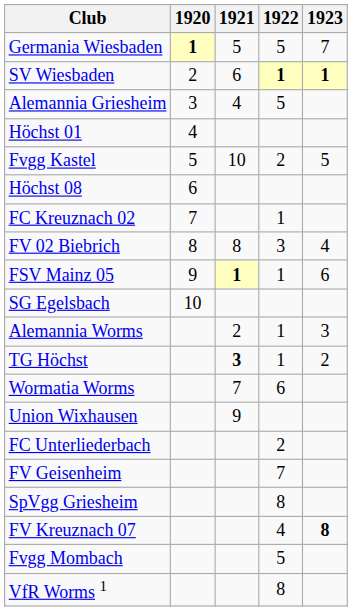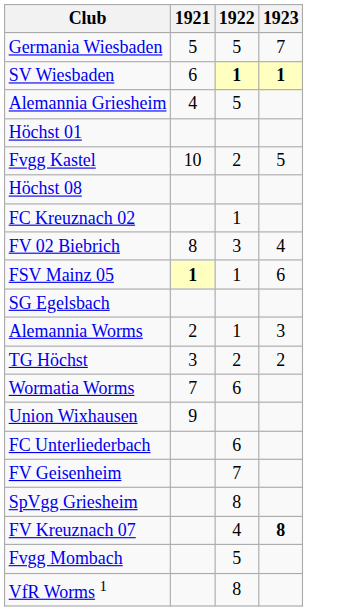- column: (193, 18)
(237, 359) bold -> (193, 359) normal
(281, 359) 1 -> (237, 359) 2
(281, 445) 2 -> (237, 445) 6
